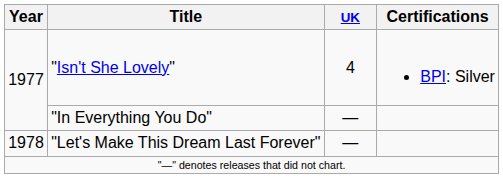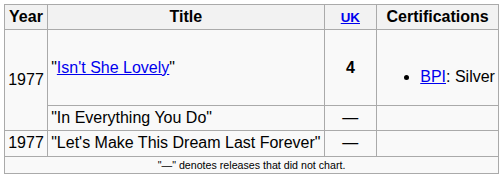(350, 67) normal -> (350, 67) bold
(26, 143) 1978 -> (26, 143) 1977
